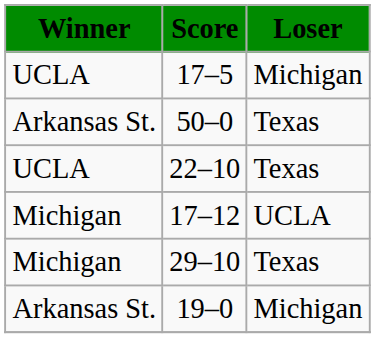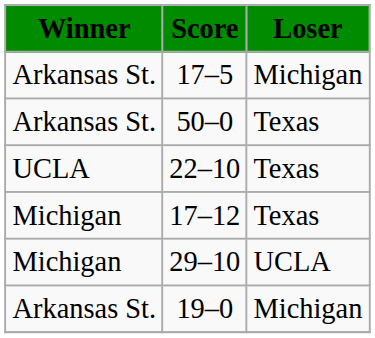(51, 74) UCLA -> (84, 74) Arkansas St.
(292, 215) UCLA -> (286, 215) Texas
(286, 262) Texas -> (292, 262) UCLA
